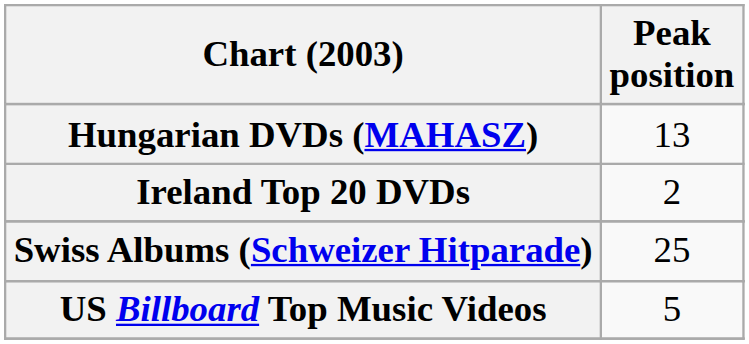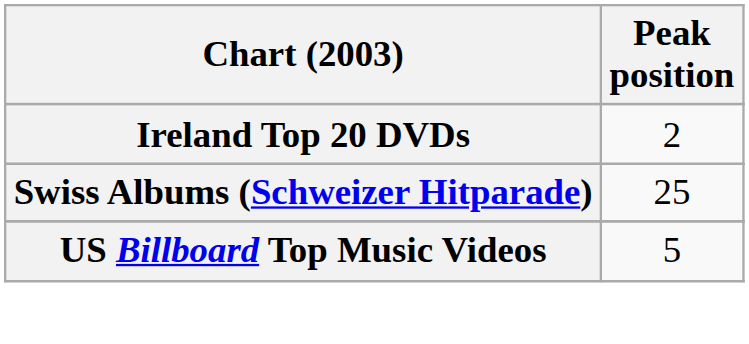- row: (303, 133)
